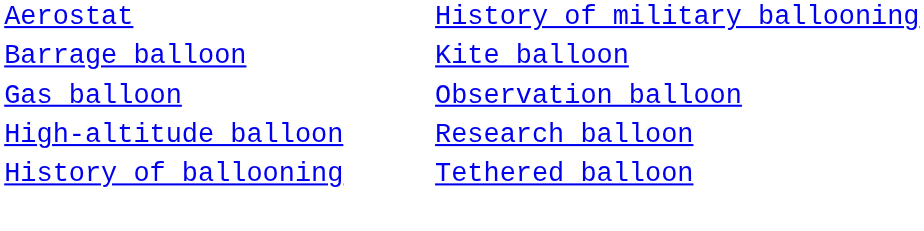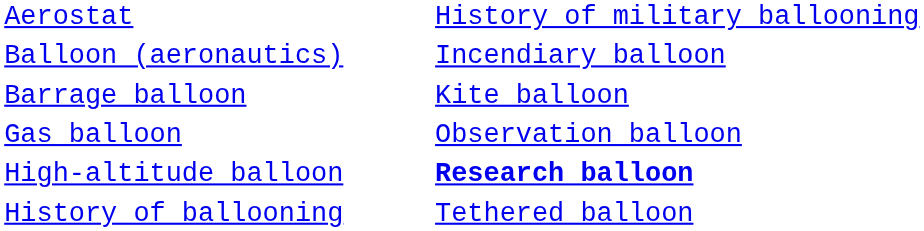+ row: (174, 56)
(564, 135) normal -> (564, 174) bold
